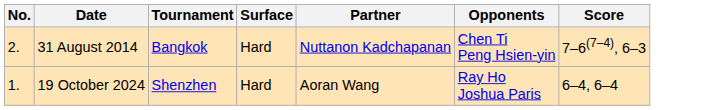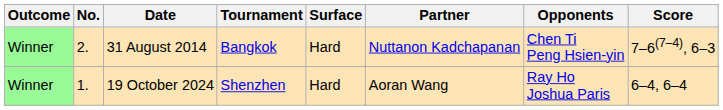+ column: (39, 15)
